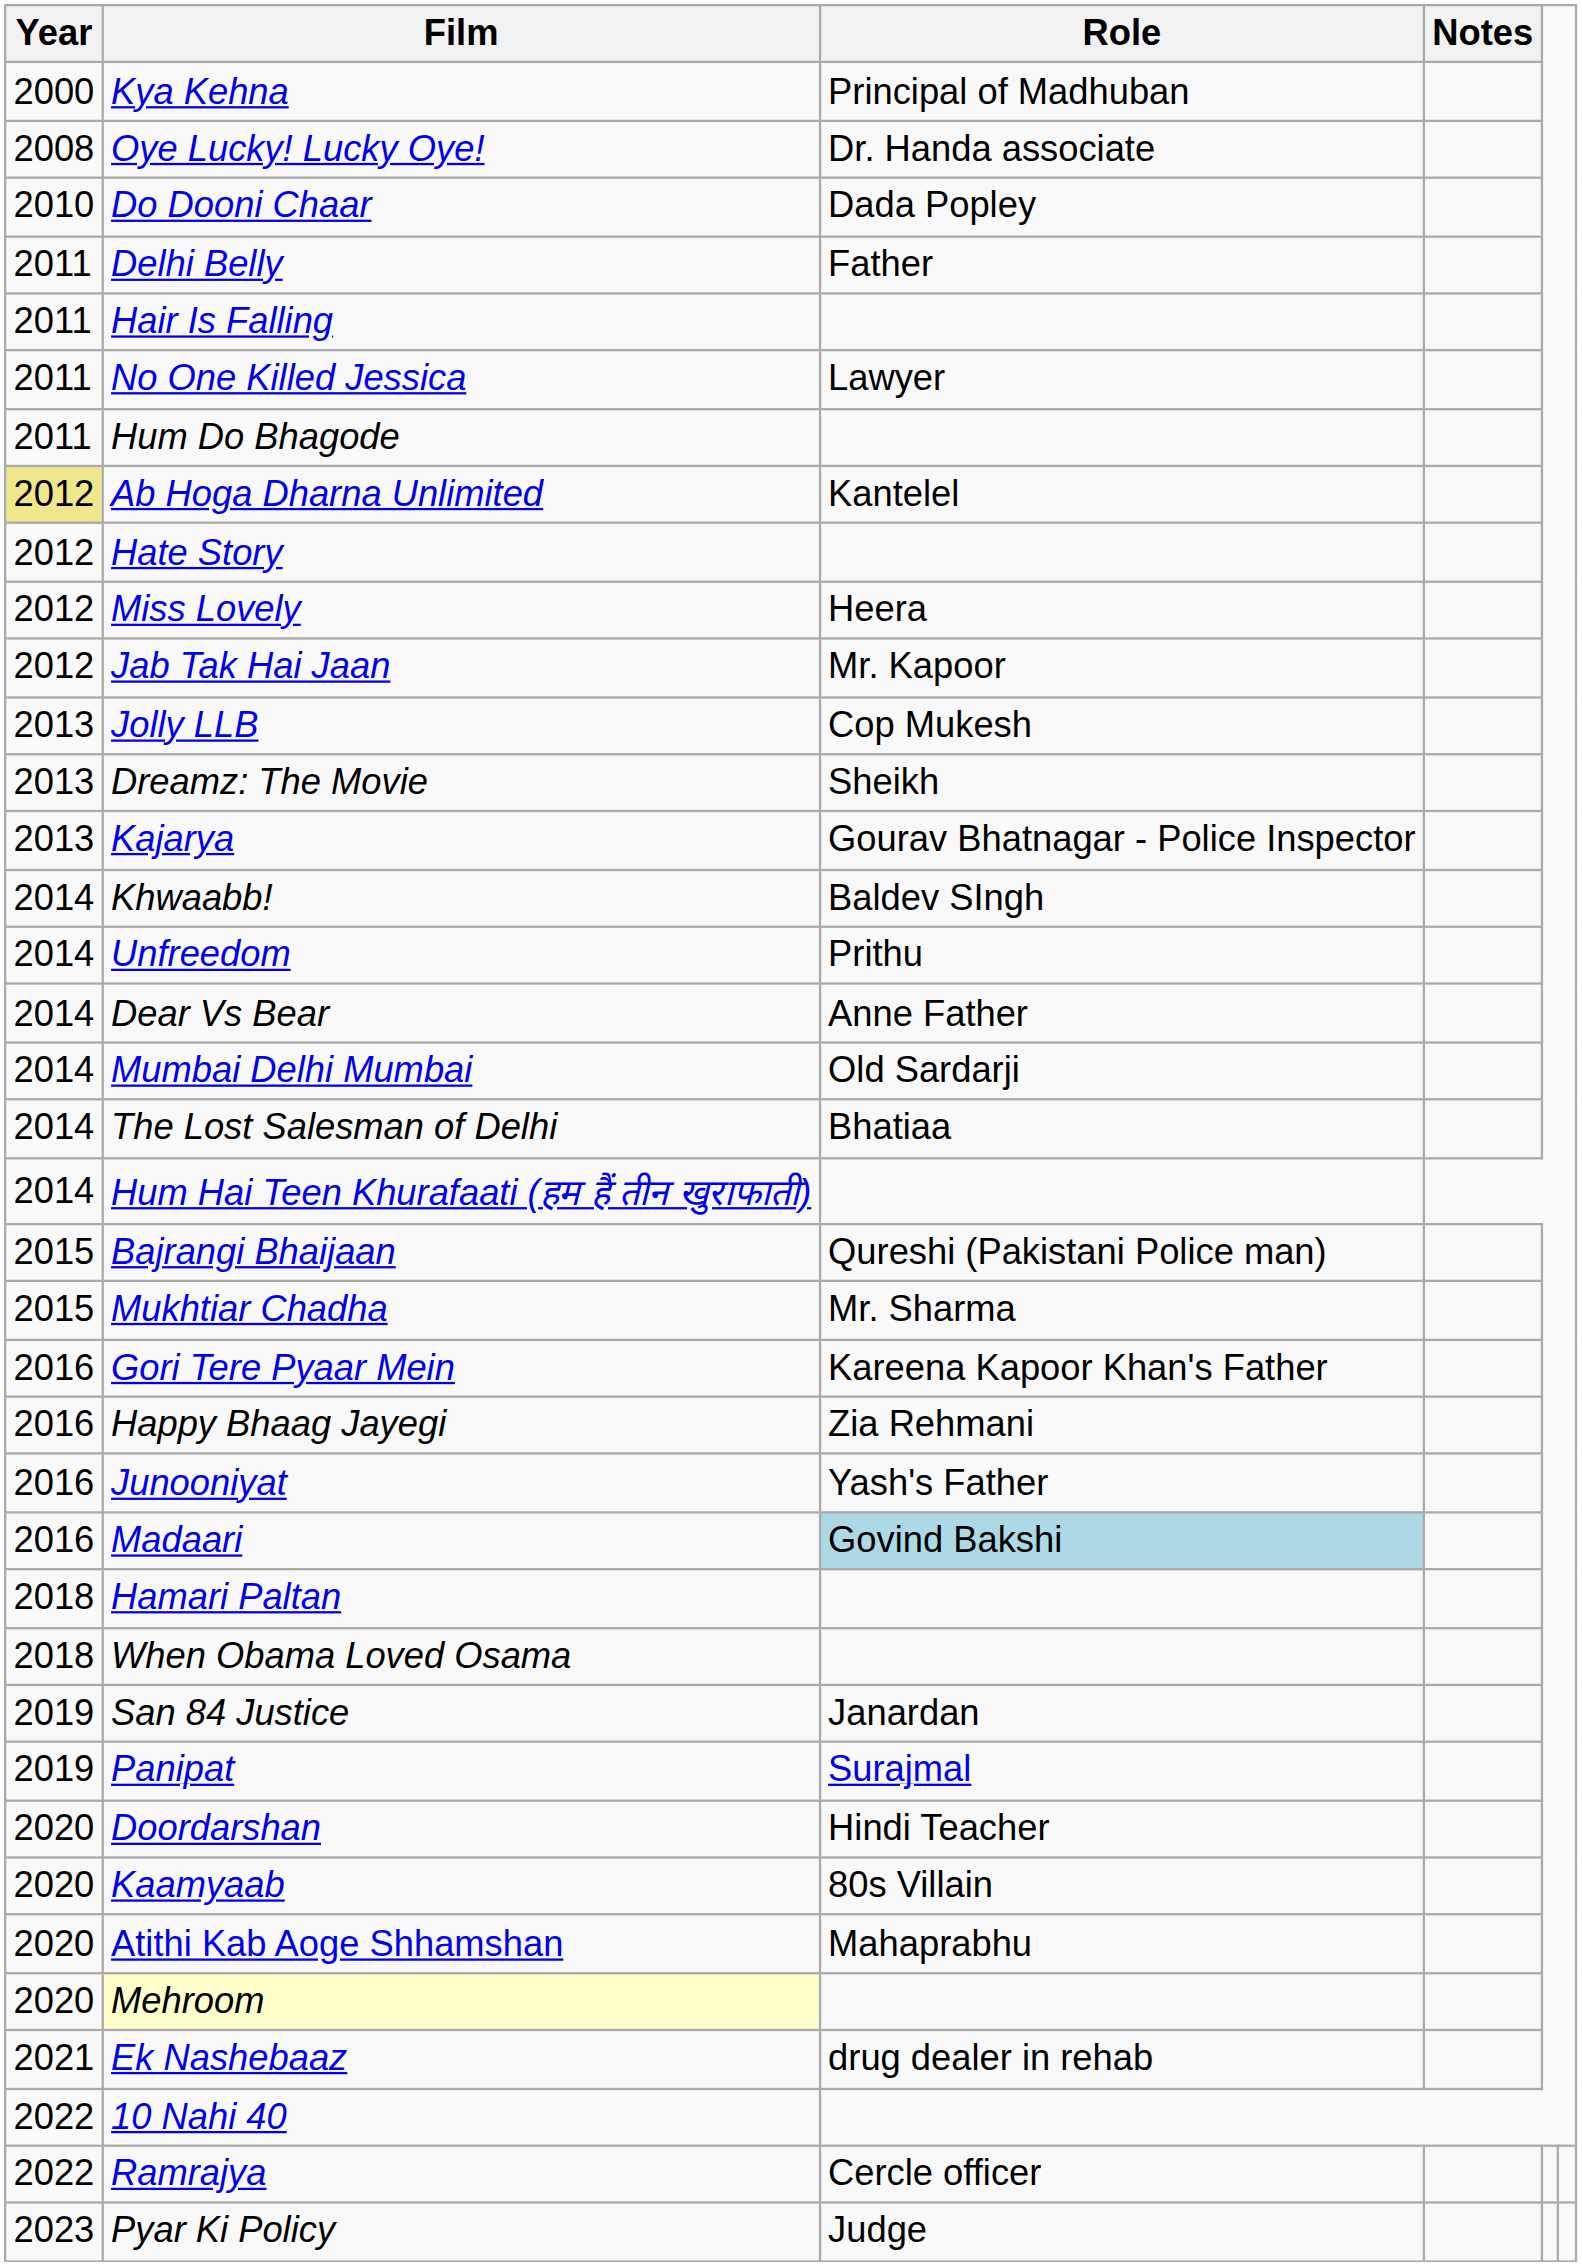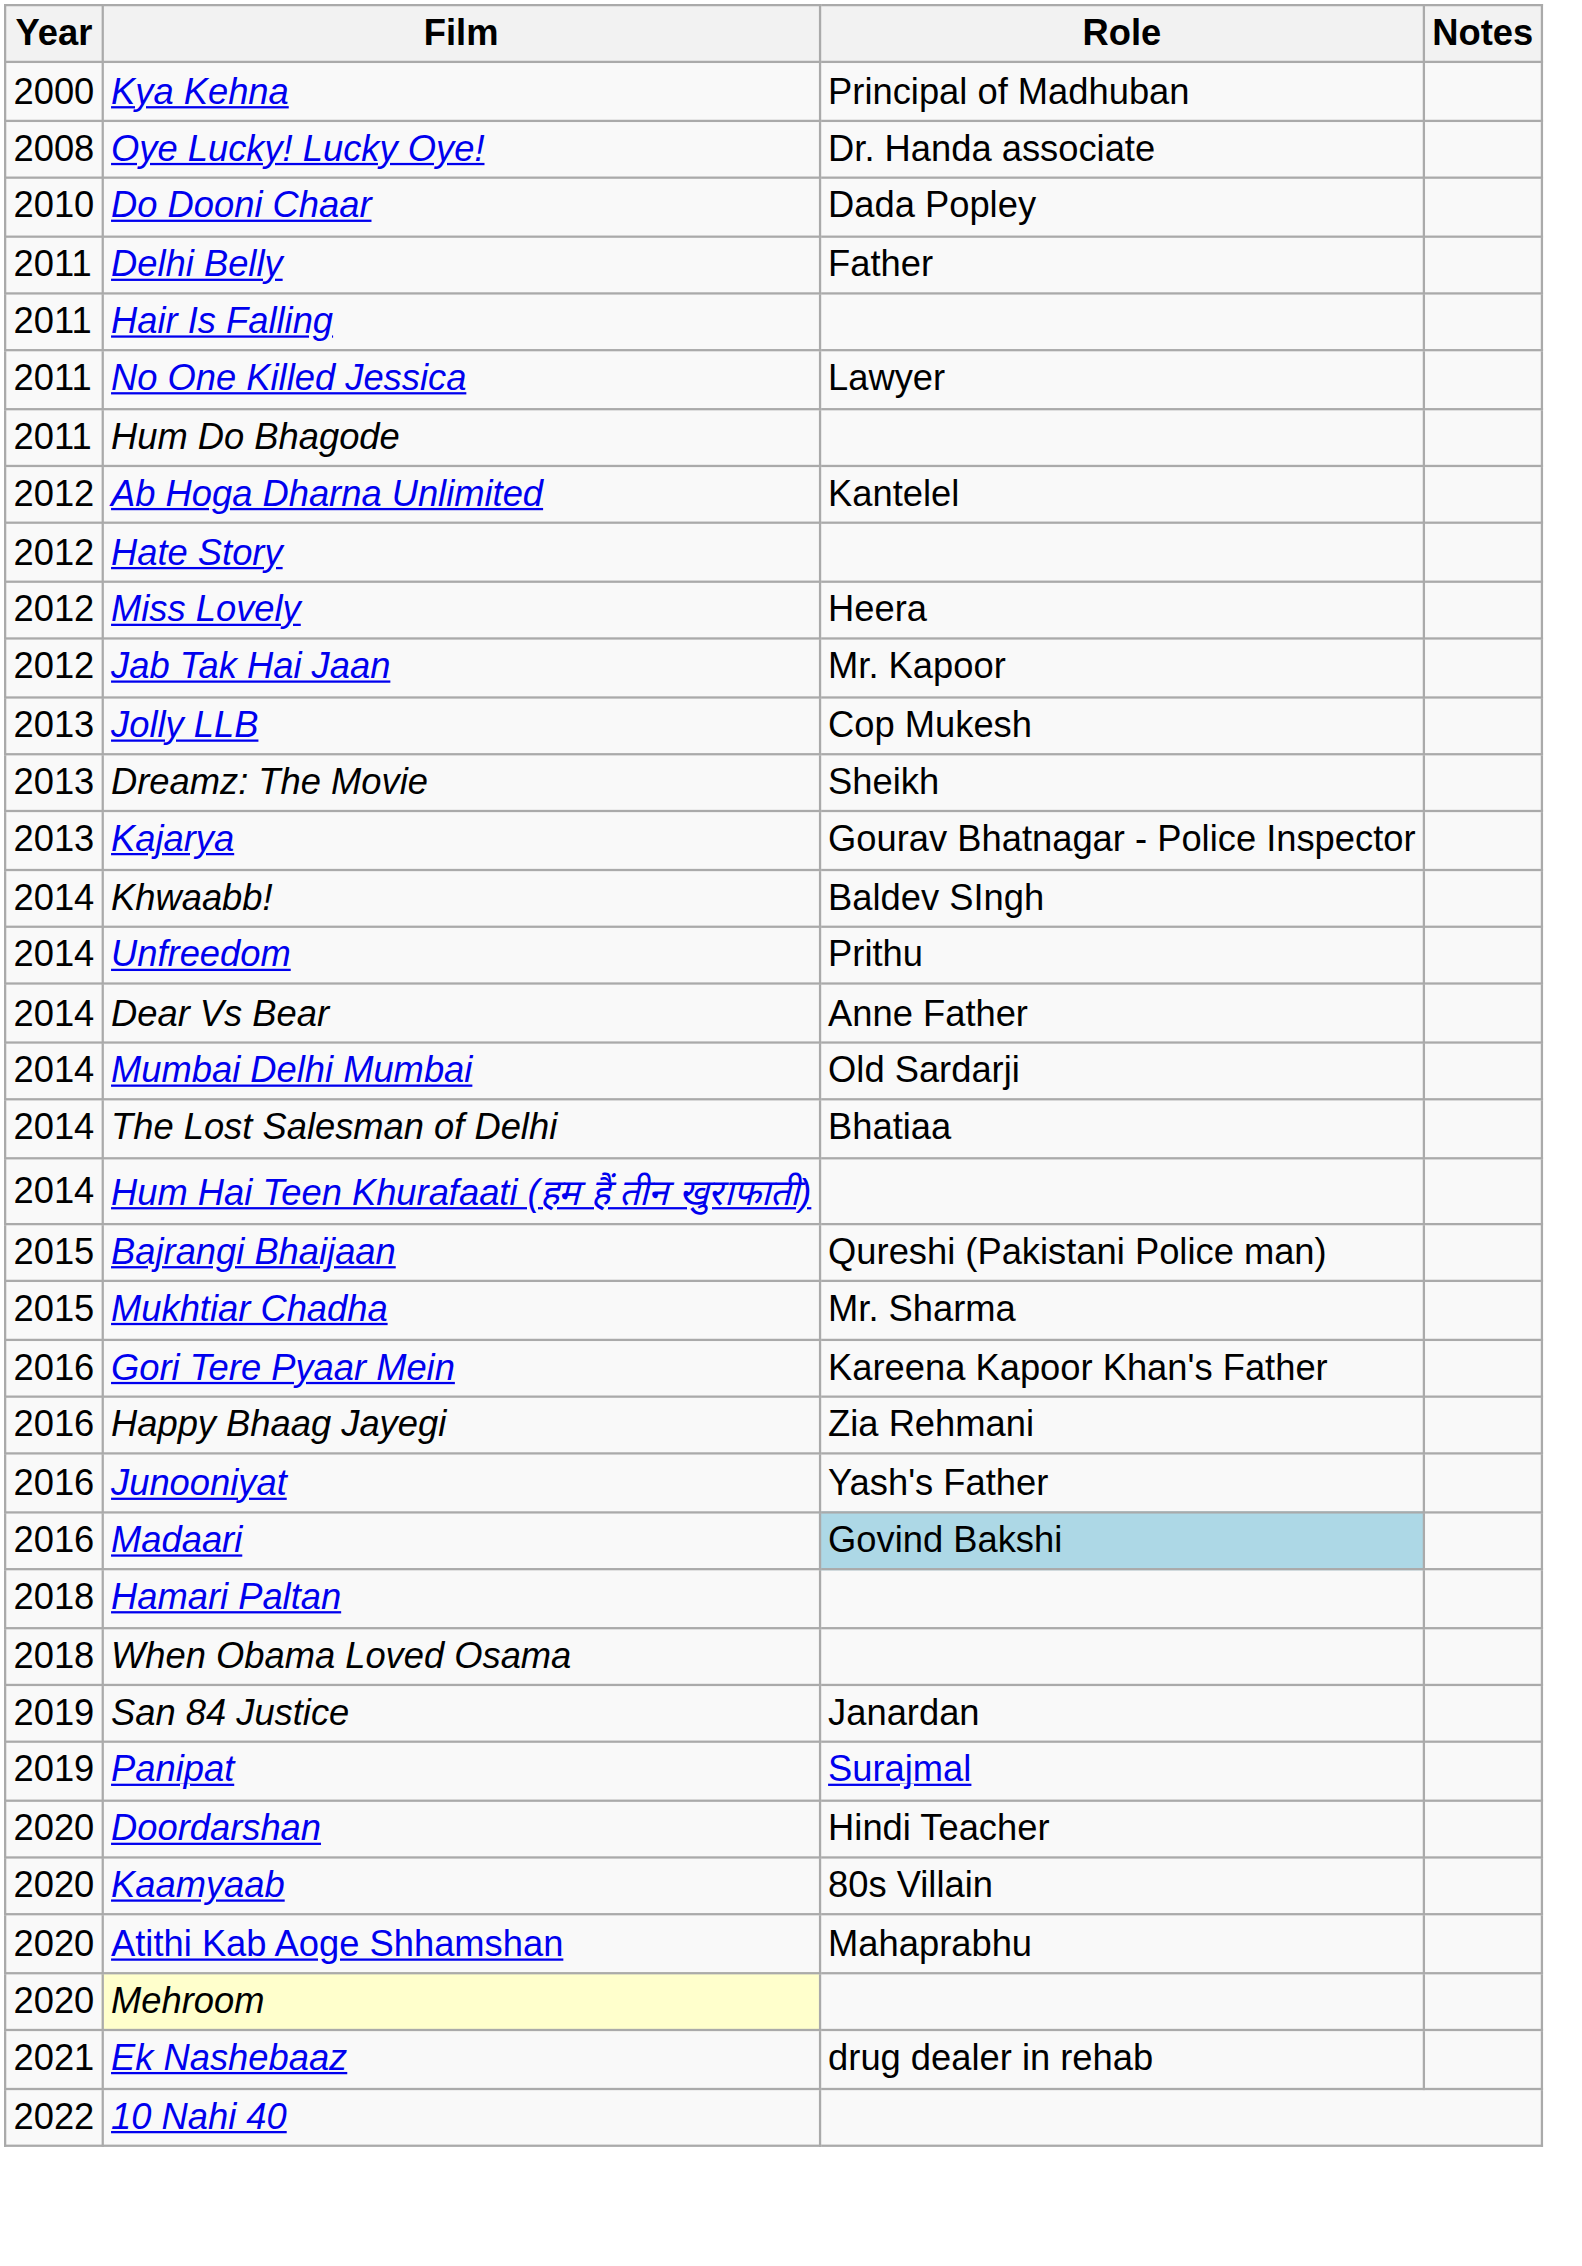(54, 494) khaki background -> (54, 494) no background
- row: (189, 2173)
- row: (223, 2231)
